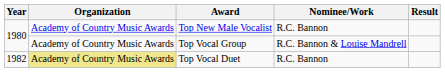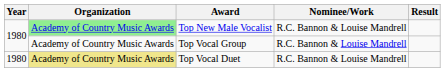(102, 28) no background -> (102, 28) lightgreen background
(302, 28) R.C. Bannon -> (342, 28) R.C. Bannon & Louise Mandrell
(17, 59) 1982 -> (17, 59) 1980
(302, 59) R.C. Bannon -> (342, 59) R.C. Bannon & Louise Mandrell
